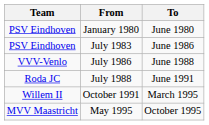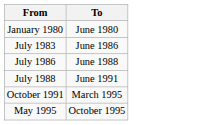- column: (42, 12)
